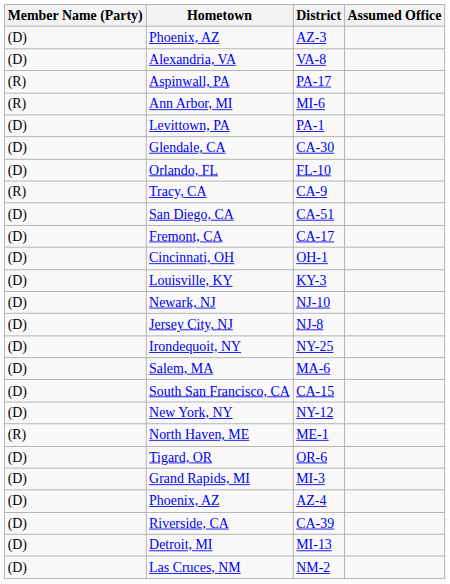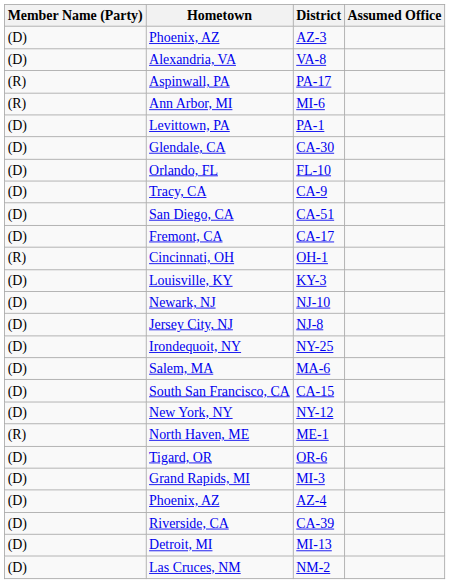(17, 192) (R) -> (17, 192) (D)
(17, 258) (D) -> (17, 258) (R)
